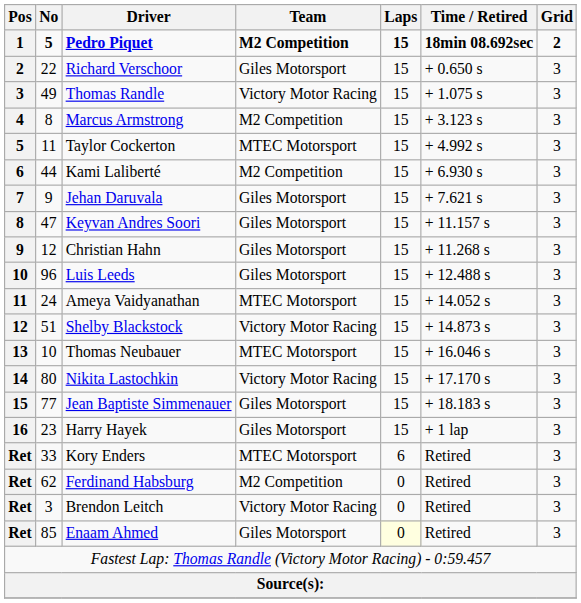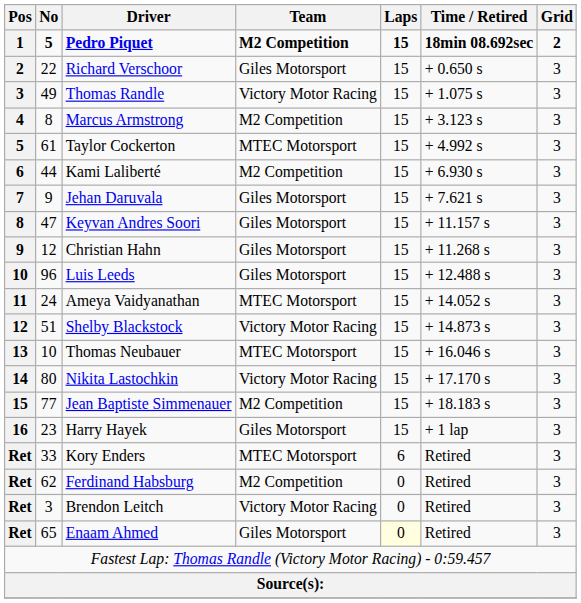(49, 146) 11 -> (49, 146) 61
(293, 404) Giles Motorsport -> (291, 404) M2 Competition
(49, 533) 85 -> (49, 533) 65
